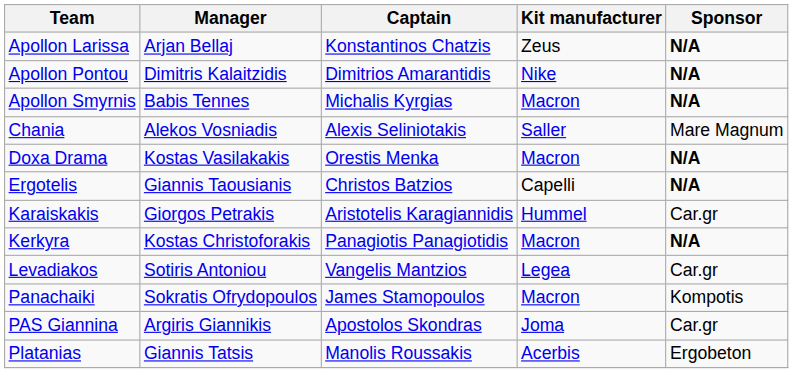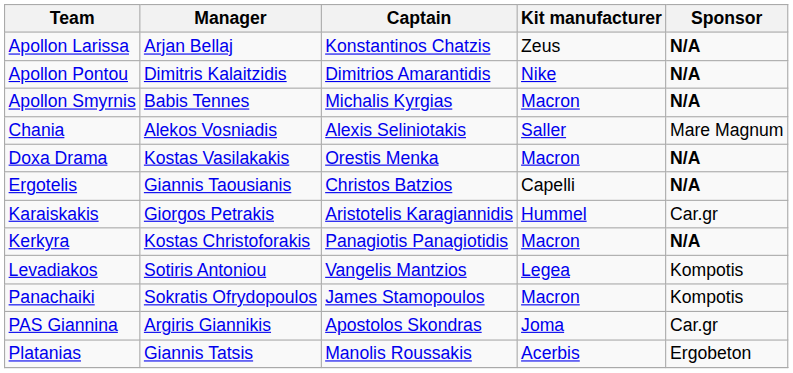(694, 269) Car.gr -> (707, 269) Kompotis
